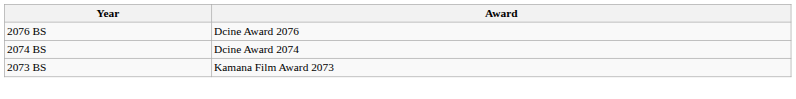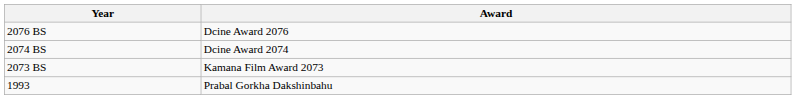+ row: (18, 85)
